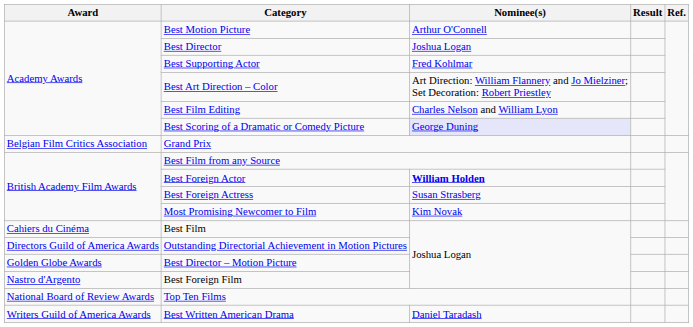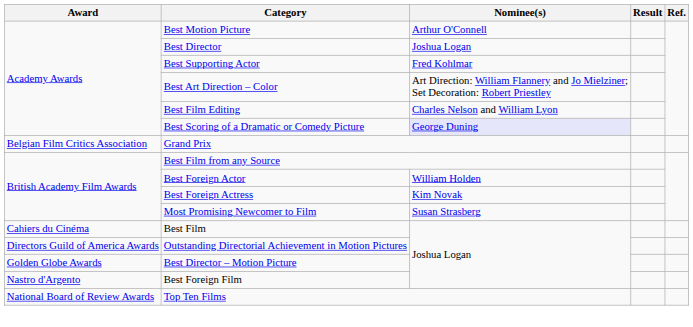(448, 178) bold -> (446, 178) normal
(446, 195) Susan Strasberg -> (437, 195) Kim Novak
(437, 212) Kim Novak -> (446, 212) Susan Strasberg
- row: (229, 314)
